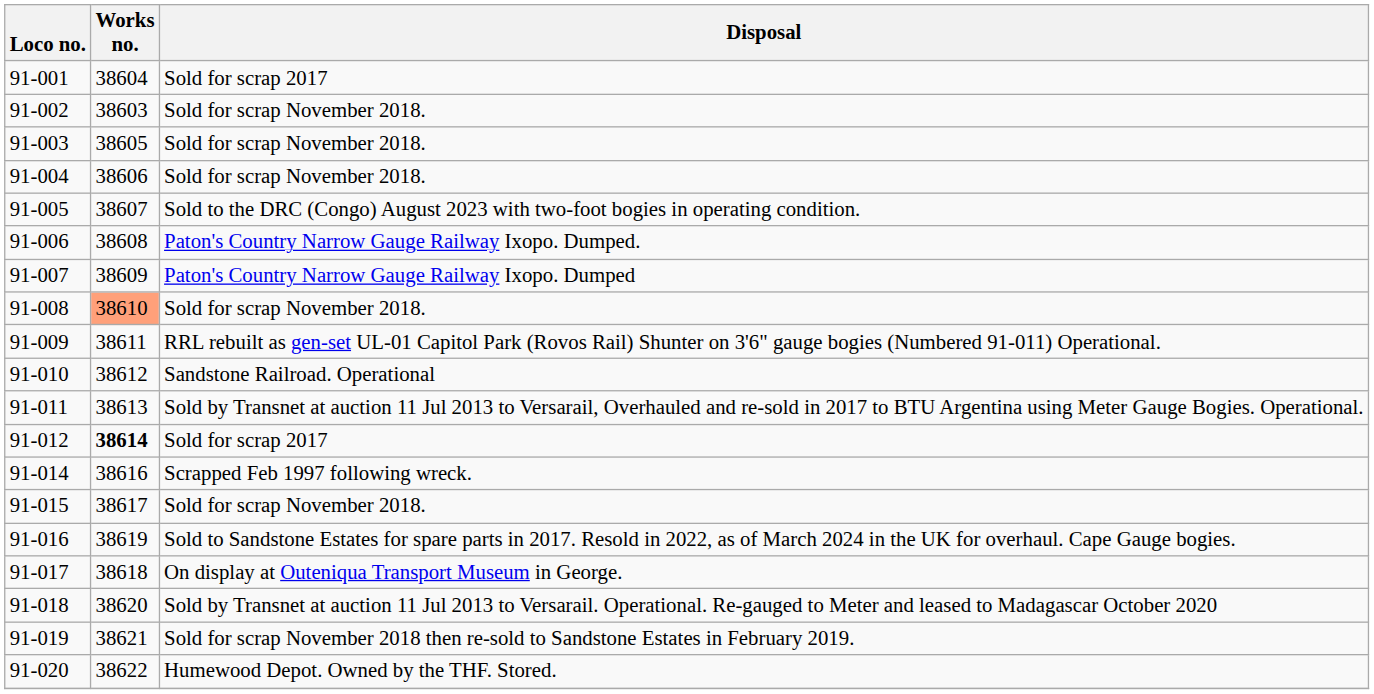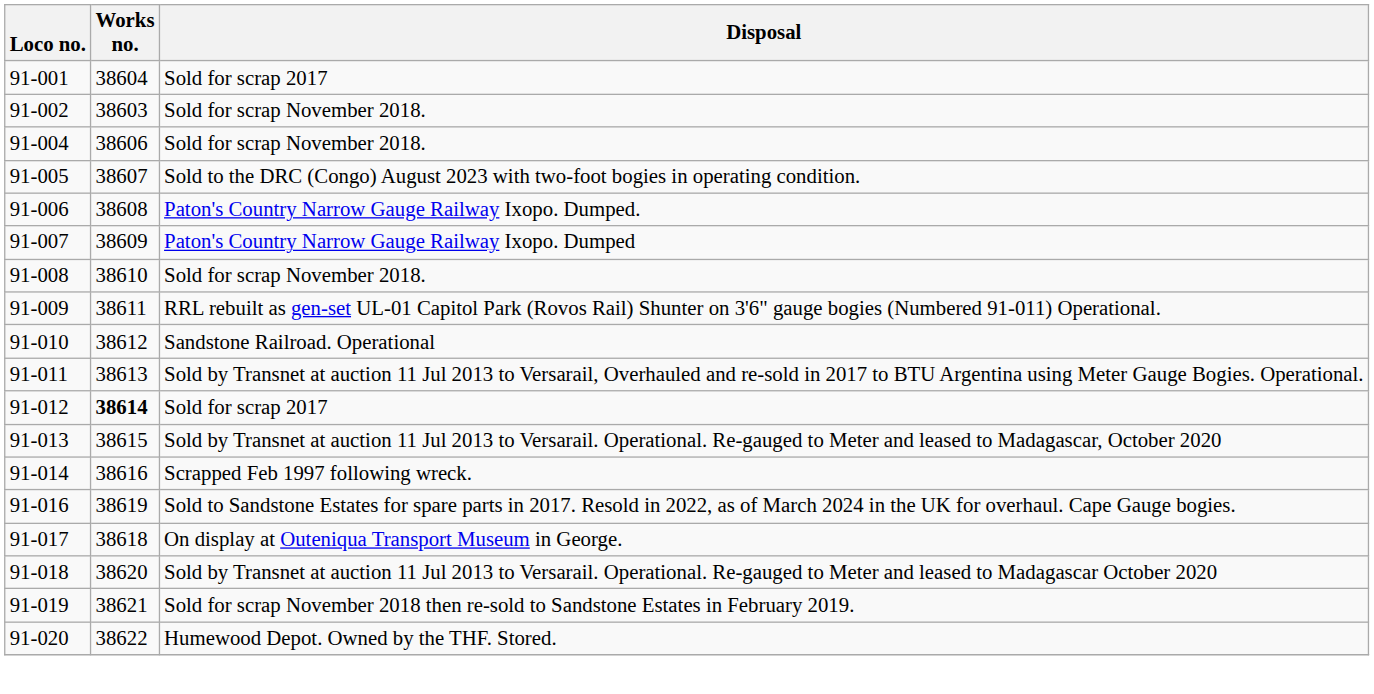- row: (39, 143)
(122, 308) lightsalmon background -> (122, 275) no background
+ row: (39, 440)
- row: (39, 506)
